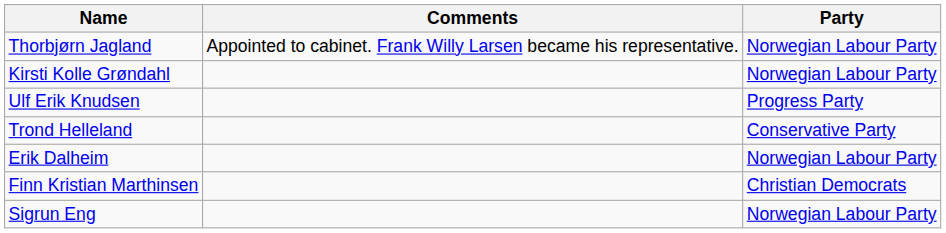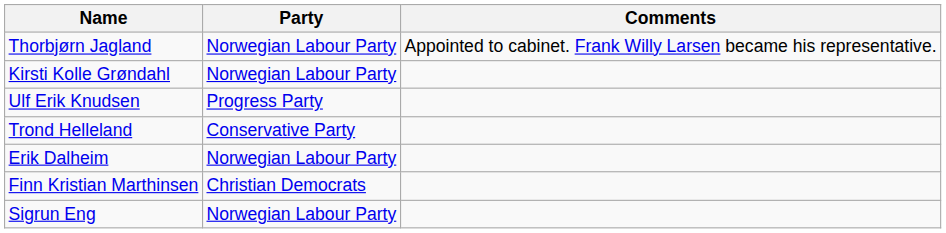columns swapped: (842, 18) <-> (473, 18)
